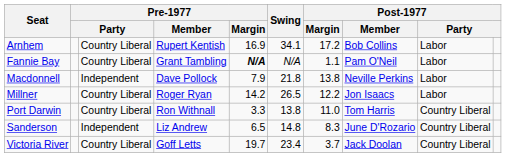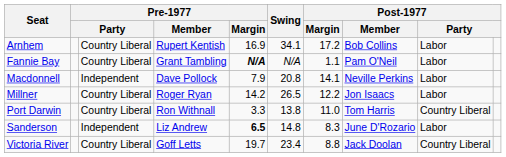(291, 78) 21.8 -> (291, 78) 20.8
(330, 78) 13.8 -> (330, 78) 14.1
(258, 128) normal -> (258, 128) bold
(455, 128) Country Liberal -> (433, 128) Labor
(332, 144) 3.7 -> (332, 144) 8.8
